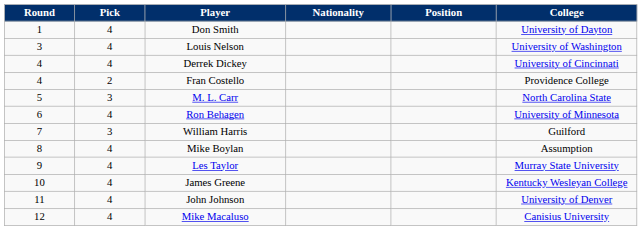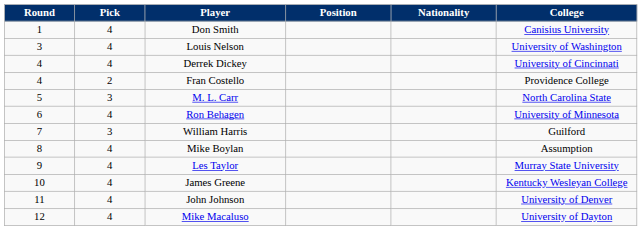columns swapped: (444, 13) <-> (338, 13)
(567, 30) University of Dayton -> (567, 30) Canisius University
(567, 217) Canisius University -> (567, 217) University of Dayton
